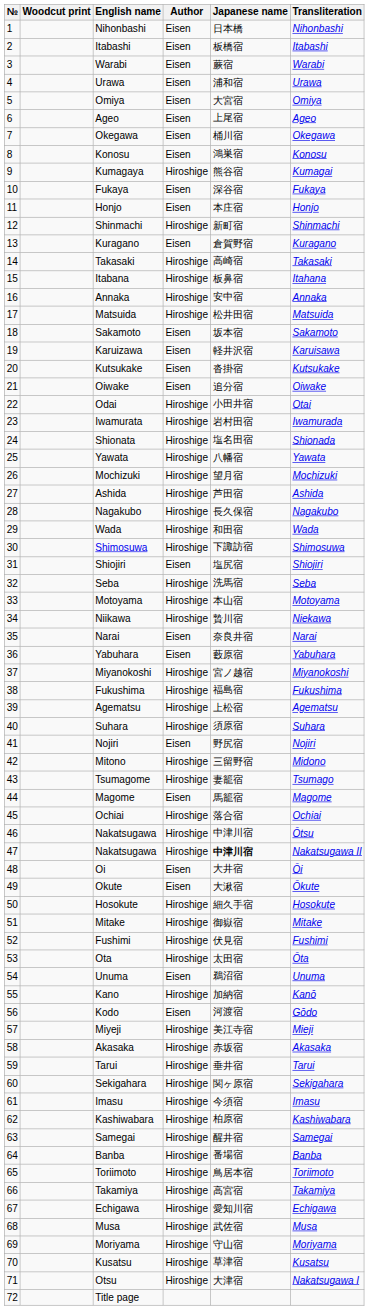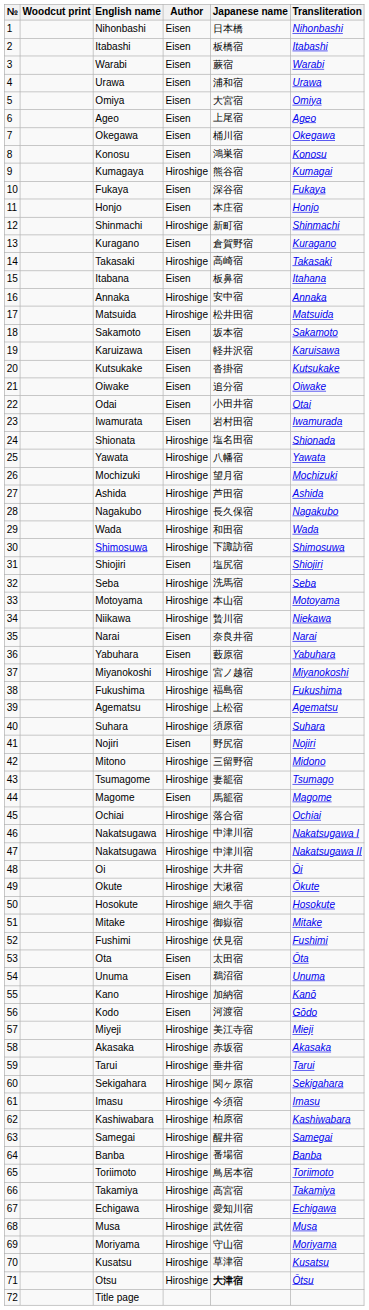(187, 279) Hiroshige -> (178, 279) Eisen
(187, 404) Hiroshige -> (178, 404) Eisen
(187, 422) Hiroshige -> (178, 422) Eisen
(303, 833) Ōtsu -> (326, 833) Nakatsugawa I
(233, 851) bold -> (233, 851) normal
(178, 869) Eisen -> (187, 869) Hiroshige
(178, 887) Eisen -> (187, 887) Hiroshige
(187, 958) Hiroshige -> (178, 958) Eisen
(228, 1280) normal -> (228, 1280) bold
(326, 1280) Nakatsugawa I -> (303, 1280) Ōtsu
